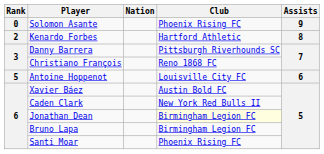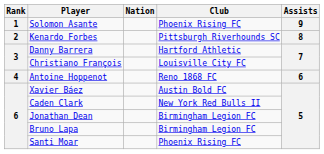(16, 24) 0 -> (16, 24) 1
(200, 37) Hartford Athletic -> (219, 37) Pittsburgh Riverhounds SC
(219, 50) Pittsburgh Riverhounds SC -> (200, 50) Hartford Athletic
(188, 63) Reno 1868 FC -> (202, 63) Louisville City FC
(16, 77) 5 -> (16, 77) 4
(202, 77) Louisville City FC -> (188, 77) Reno 1868 FC
(207, 116) lightyellow background -> (207, 116) no background
